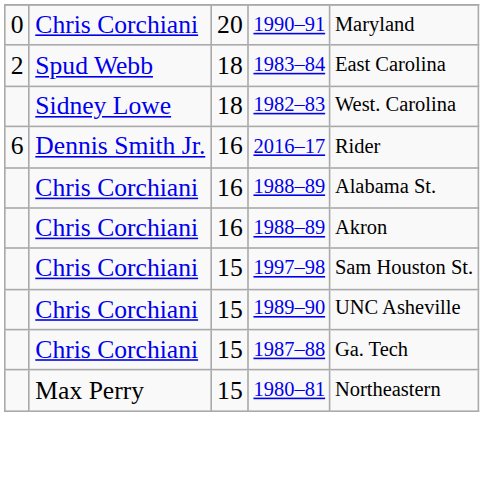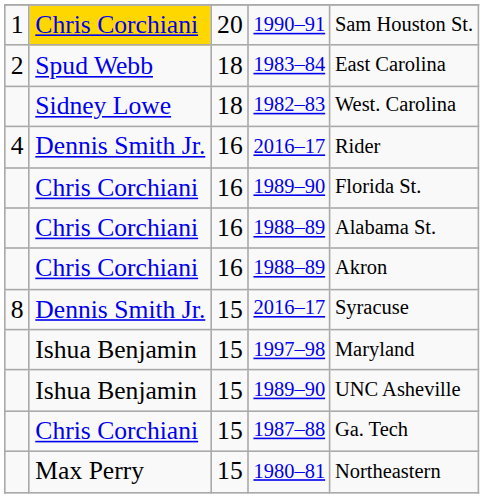(17, 24) 0 -> (17, 24) 1
(117, 24) no background -> (117, 24) gold background
(375, 24) Maryland -> (404, 24) Sam Houston St.
(17, 146) 6 -> (17, 146) 4
+ row: (230, 187)
+ row: (230, 308)
(117, 268) Chris Corchiani -> (116, 349) Ishua Benjamin
(404, 268) Sam Houston St. -> (375, 349) Maryland
(117, 308) Chris Corchiani -> (116, 390) Ishua Benjamin
